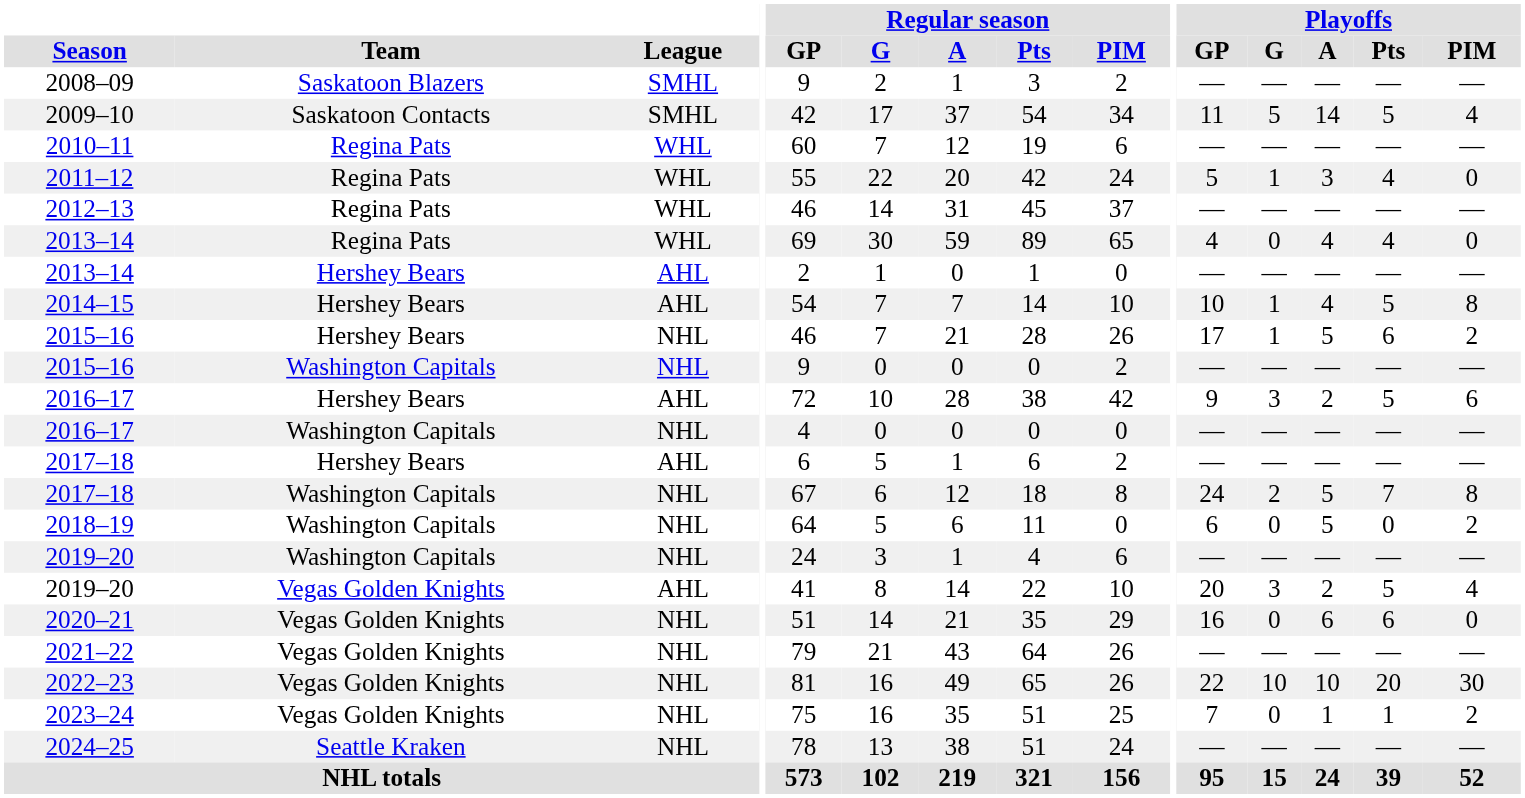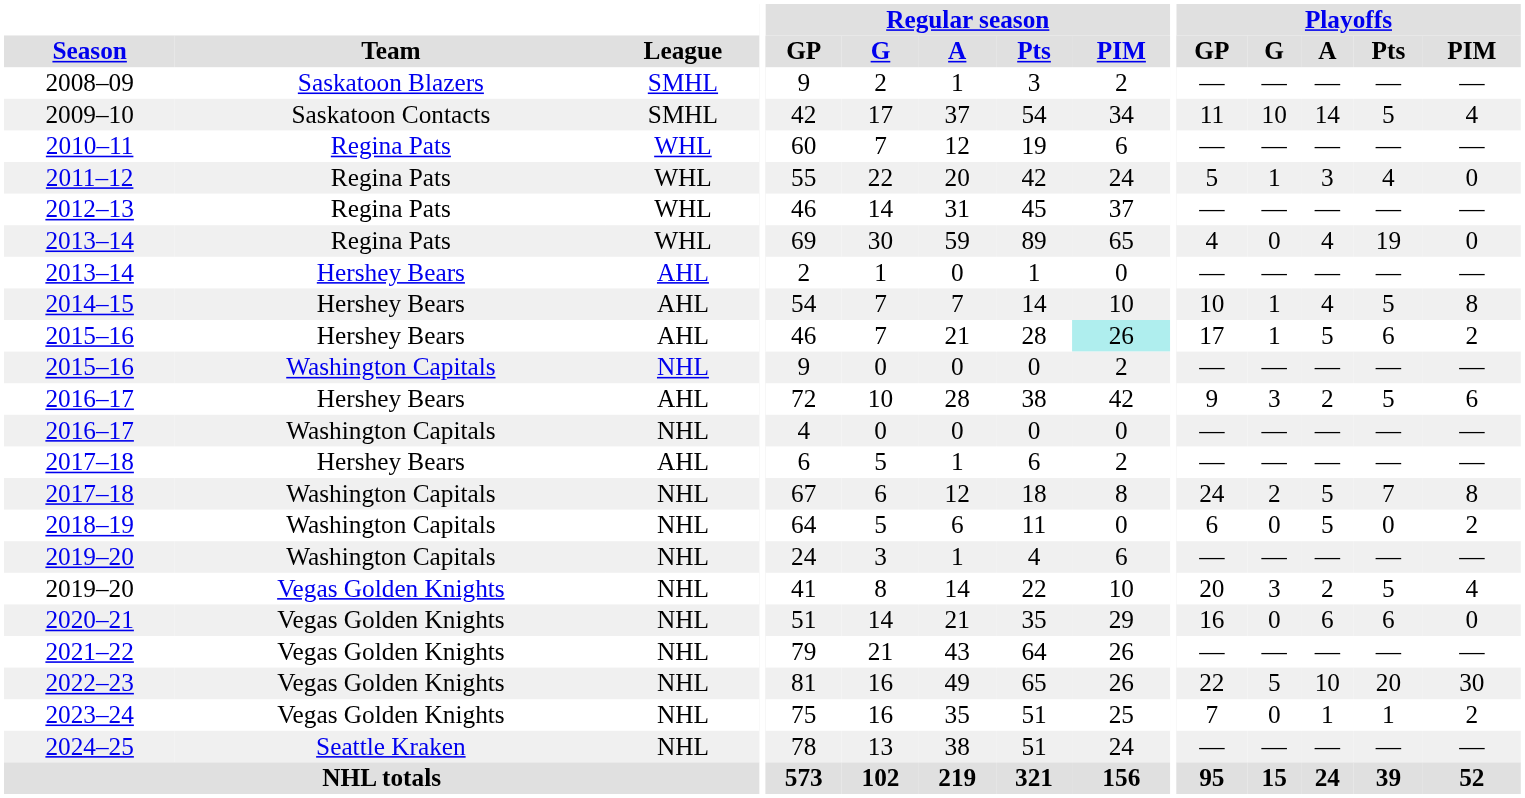(1274, 114) 5 -> (1274, 114) 10
(1388, 240) 4 -> (1388, 240) 19
(683, 335) NHL -> (683, 335) AHL
(1121, 335) no background -> (1121, 335) paleturquoise background
(683, 588) AHL -> (683, 588) NHL
(1274, 683) 10 -> (1274, 683) 5
